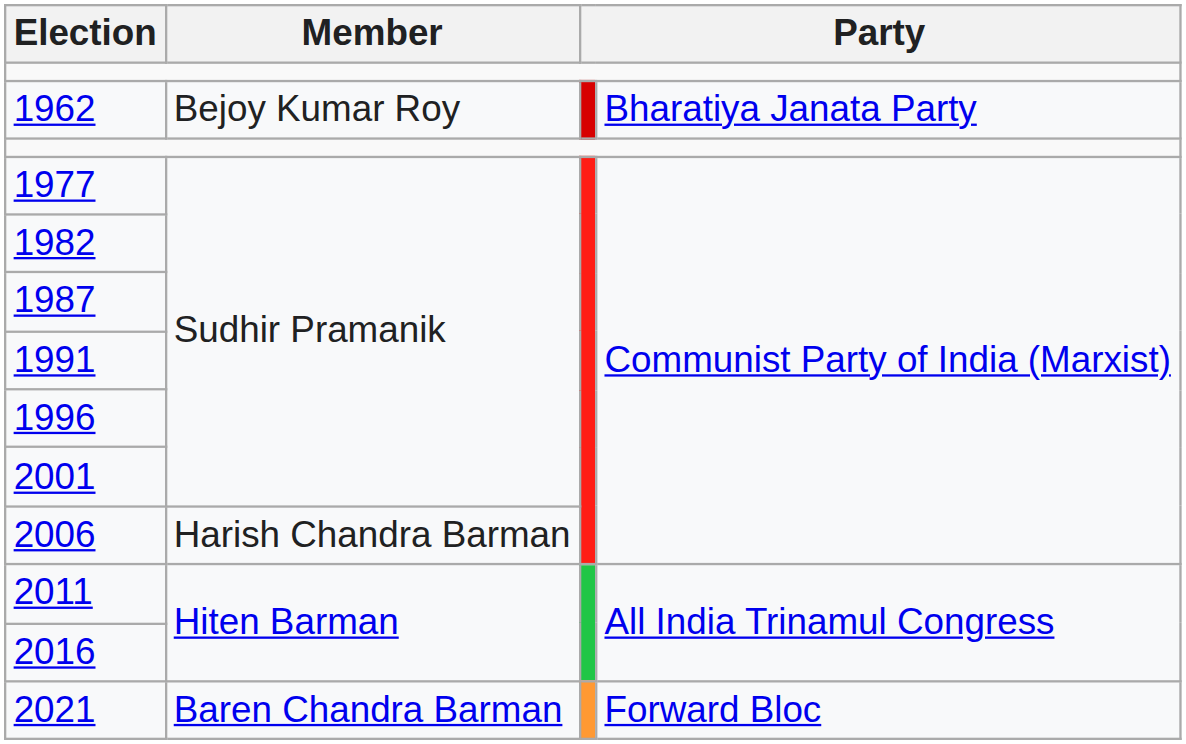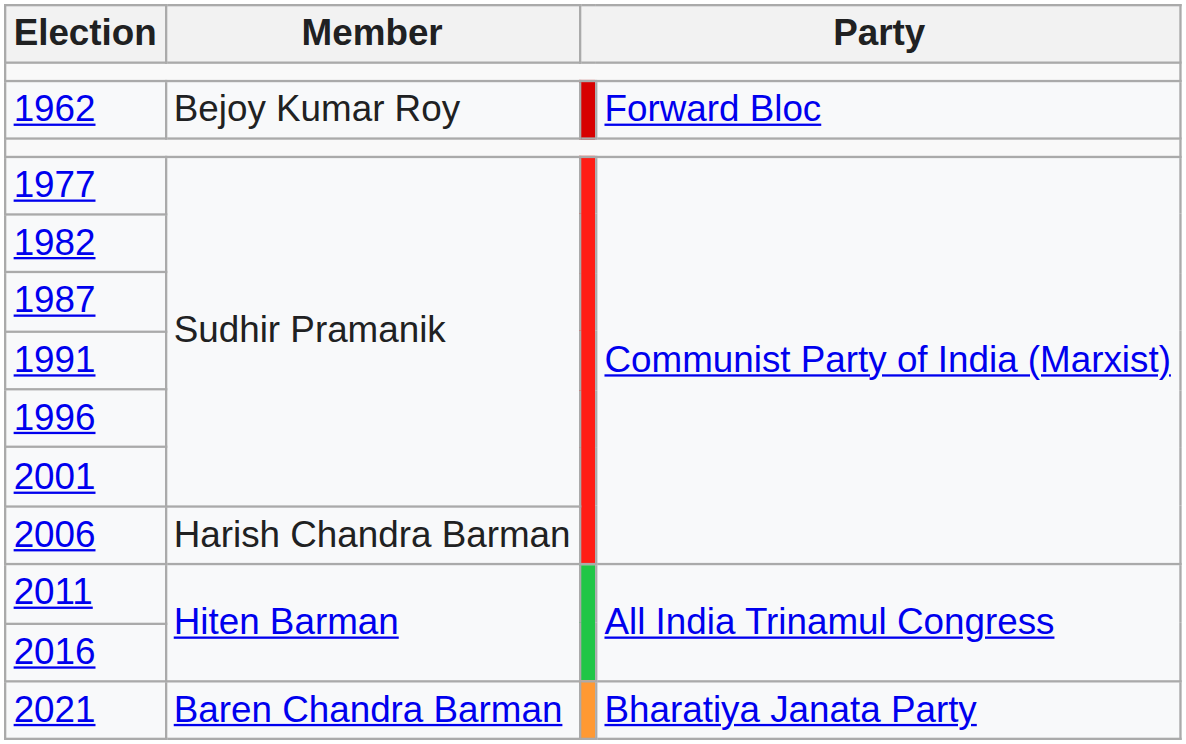(791, 109) Bharatiya Janata Party -> (713, 109) Forward Bloc
(713, 709) Forward Bloc -> (791, 709) Bharatiya Janata Party
